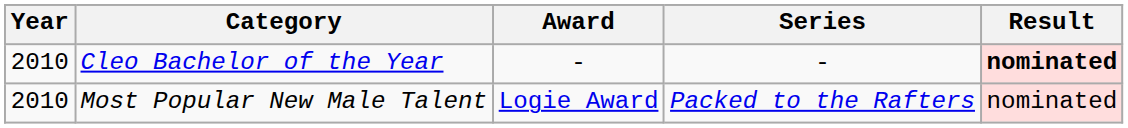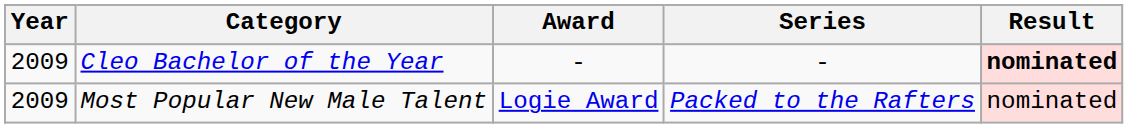(40, 64) 2010 -> (40, 64) 2009
(40, 103) 2010 -> (40, 103) 2009
